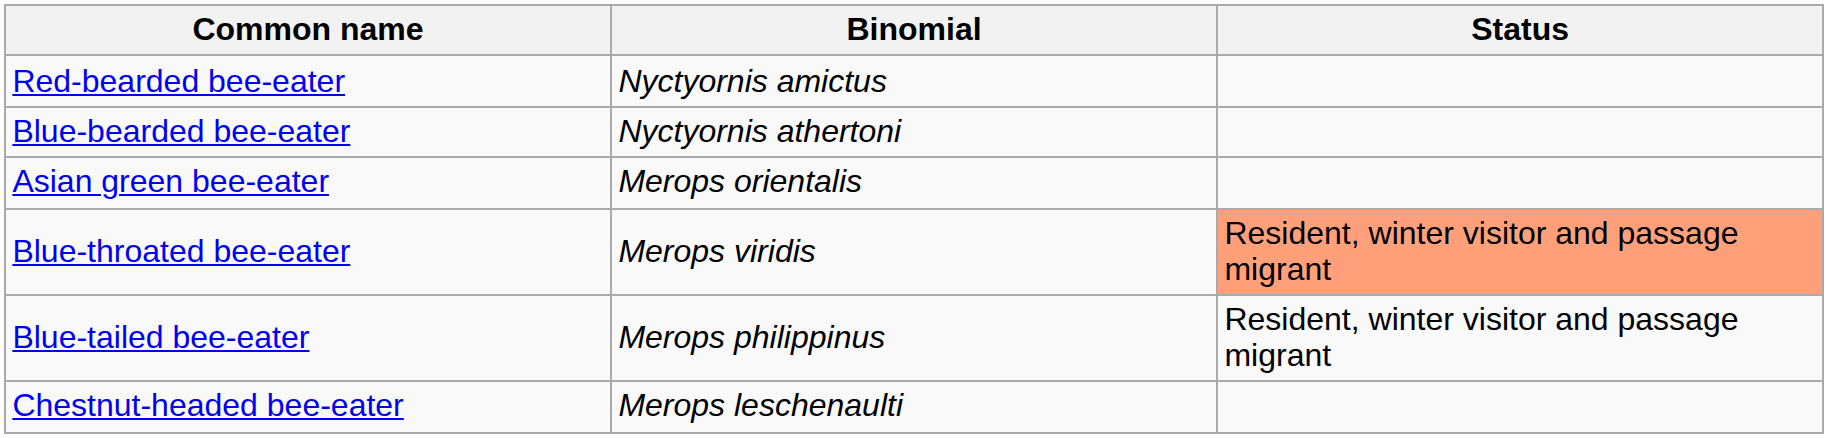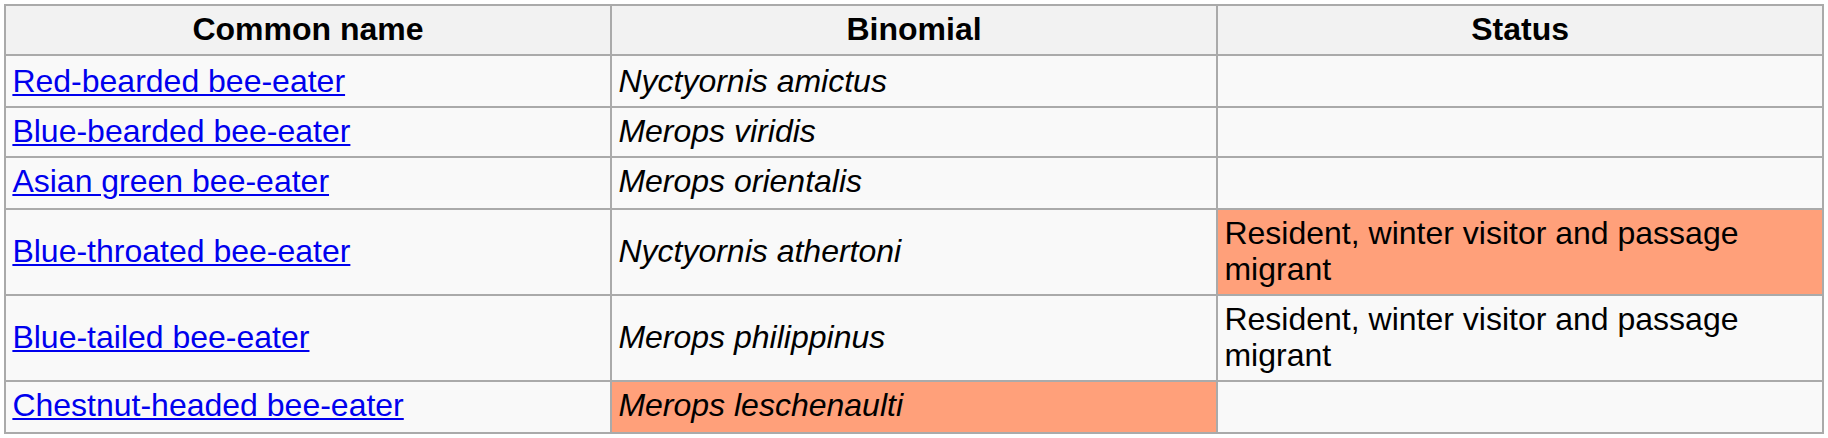(760, 131) Nyctyornis athertoni -> (717, 131) Merops viridis
(717, 250) Merops viridis -> (760, 250) Nyctyornis athertoni
(761, 406) no background -> (761, 406) lightsalmon background
